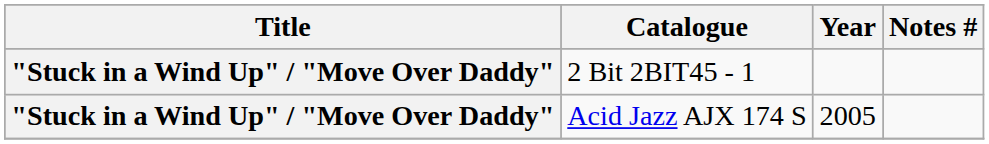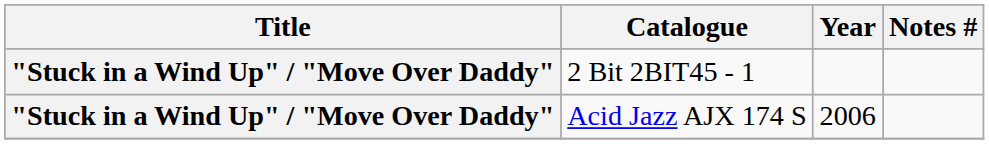(848, 116) 2005 -> (848, 116) 2006
